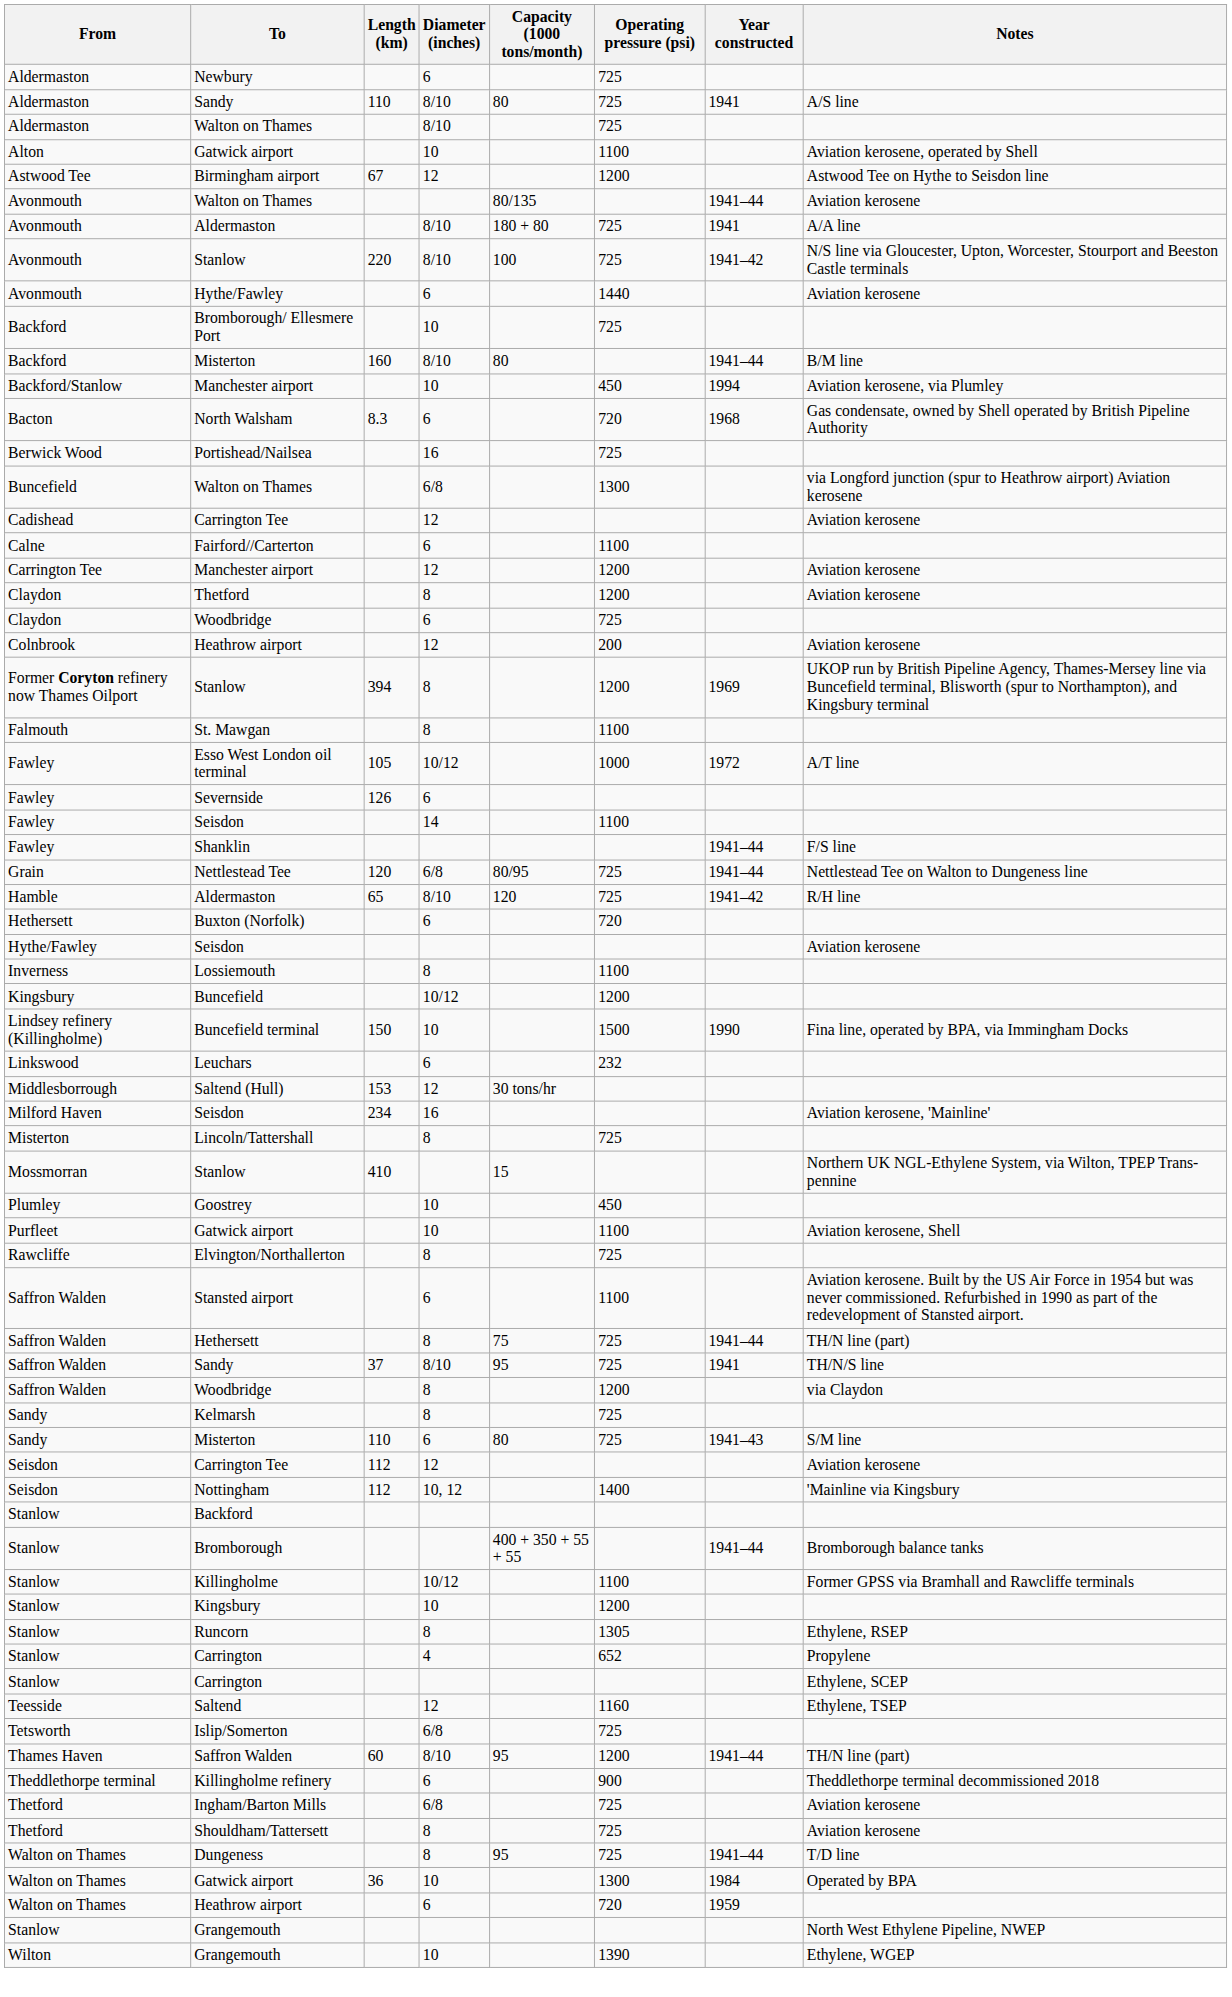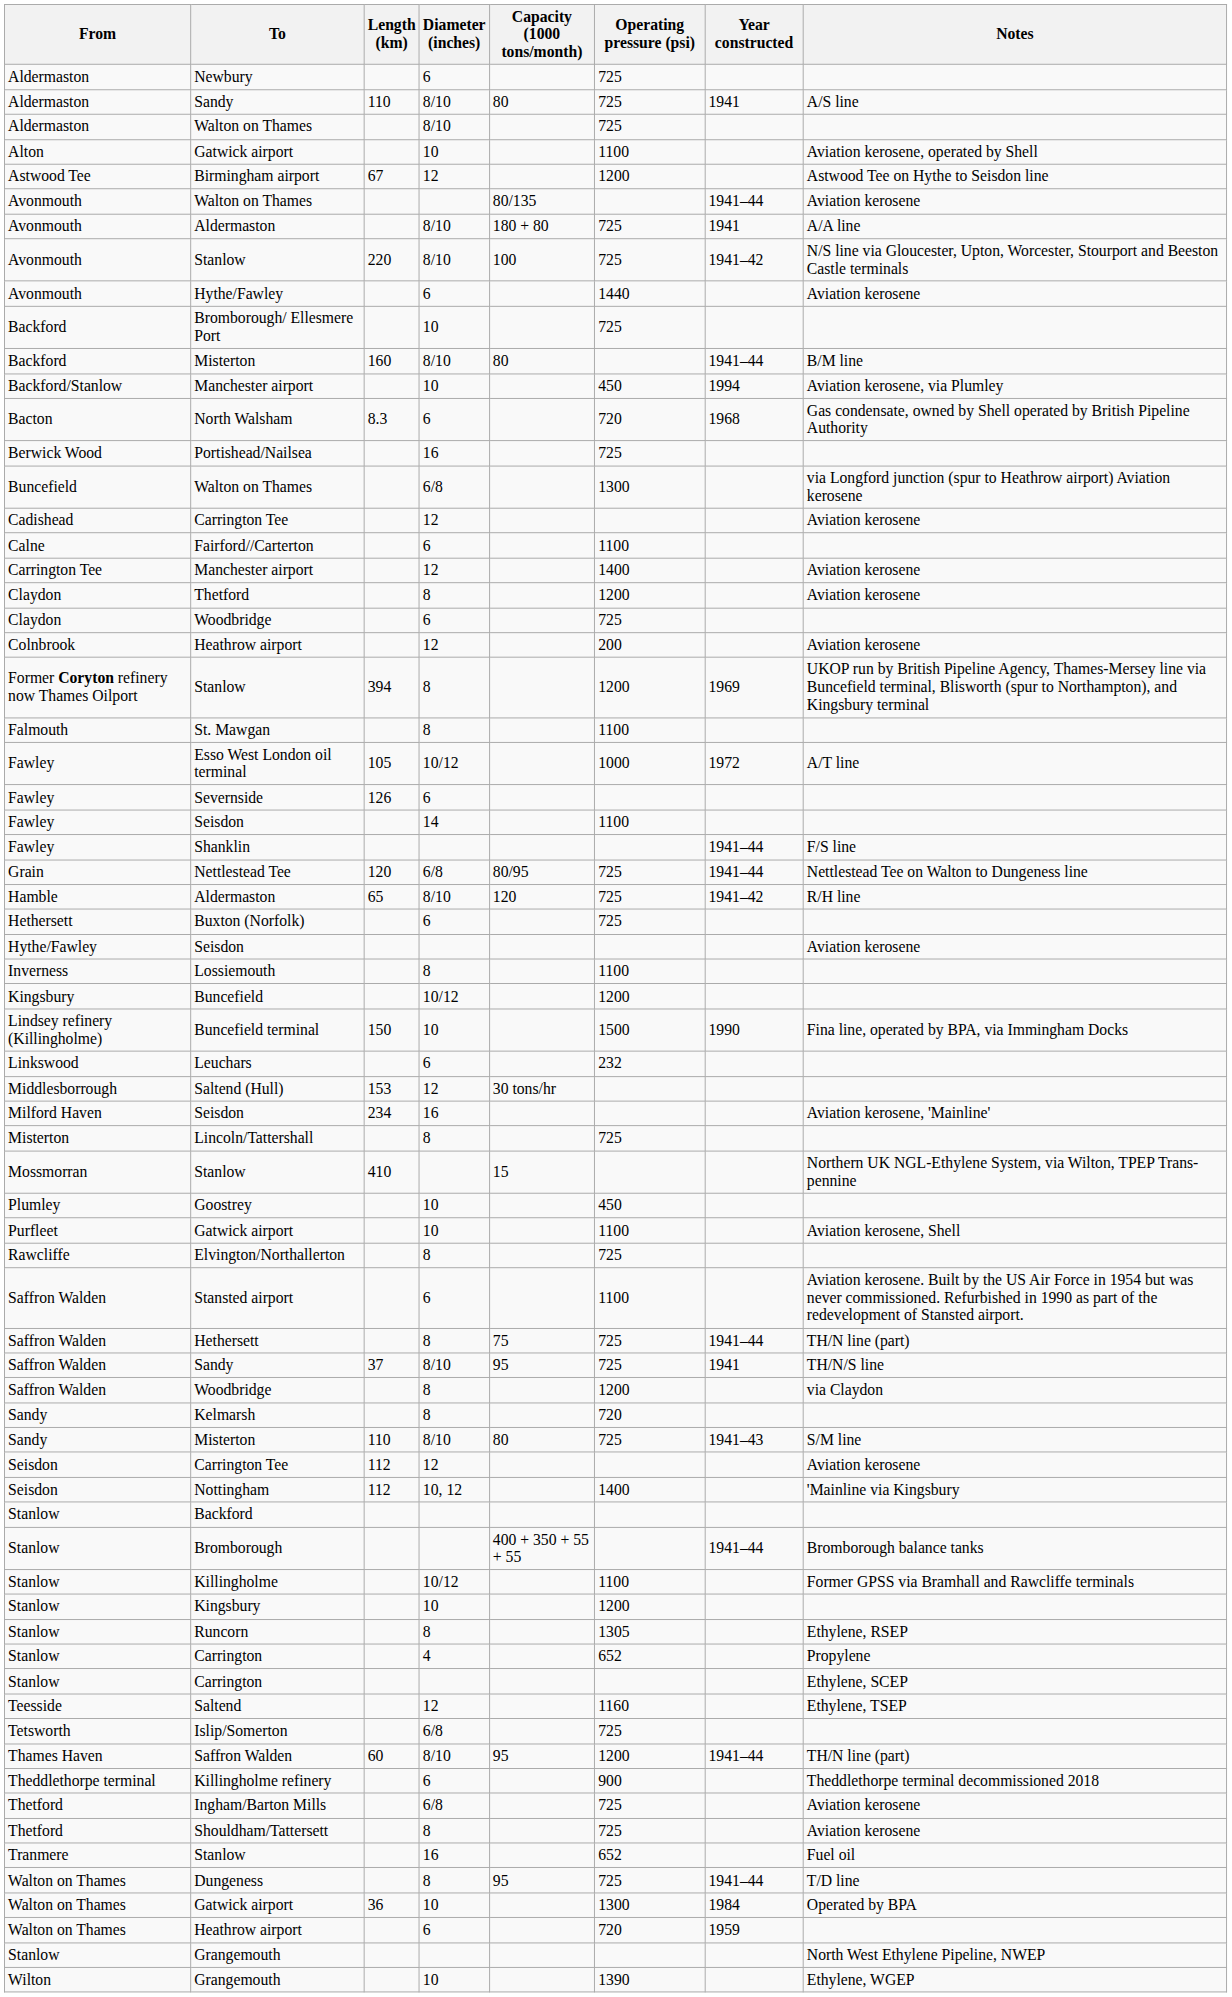(614, 570) 1200 -> (614, 570) 1400
(610, 921) 720 -> (610, 921) 725
(610, 1415) 725 -> (610, 1415) 720
(427, 1439) 6 -> (437, 1439) 8/10
+ row: (38, 1855)
